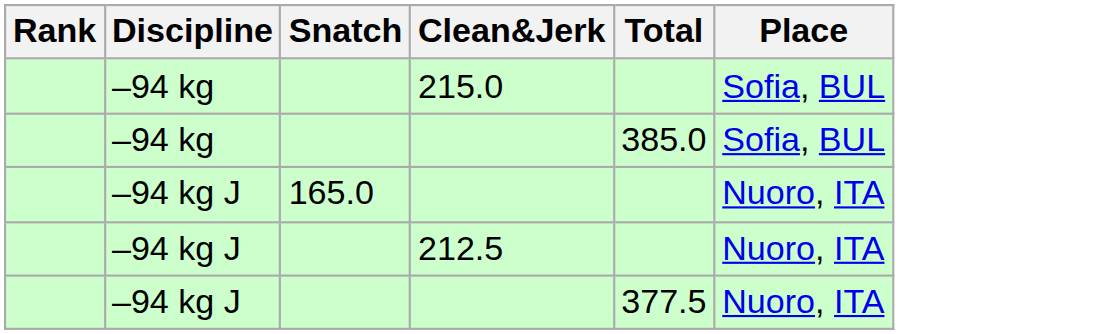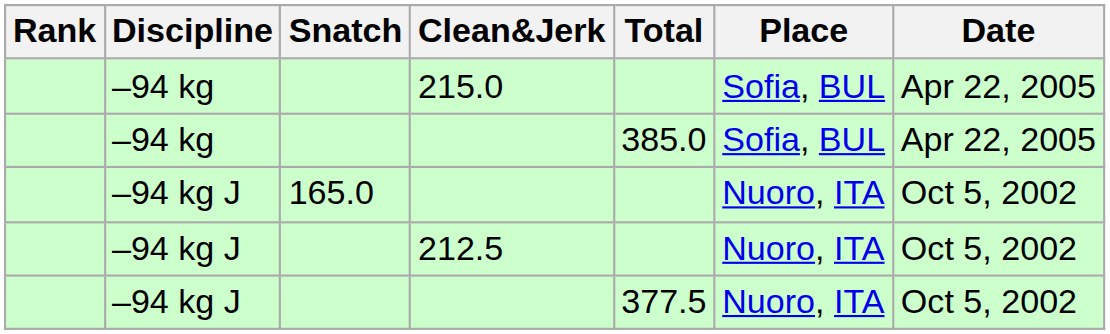+ column: (998, 31)
